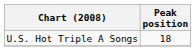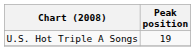(165, 39) 18 -> (165, 39) 19
